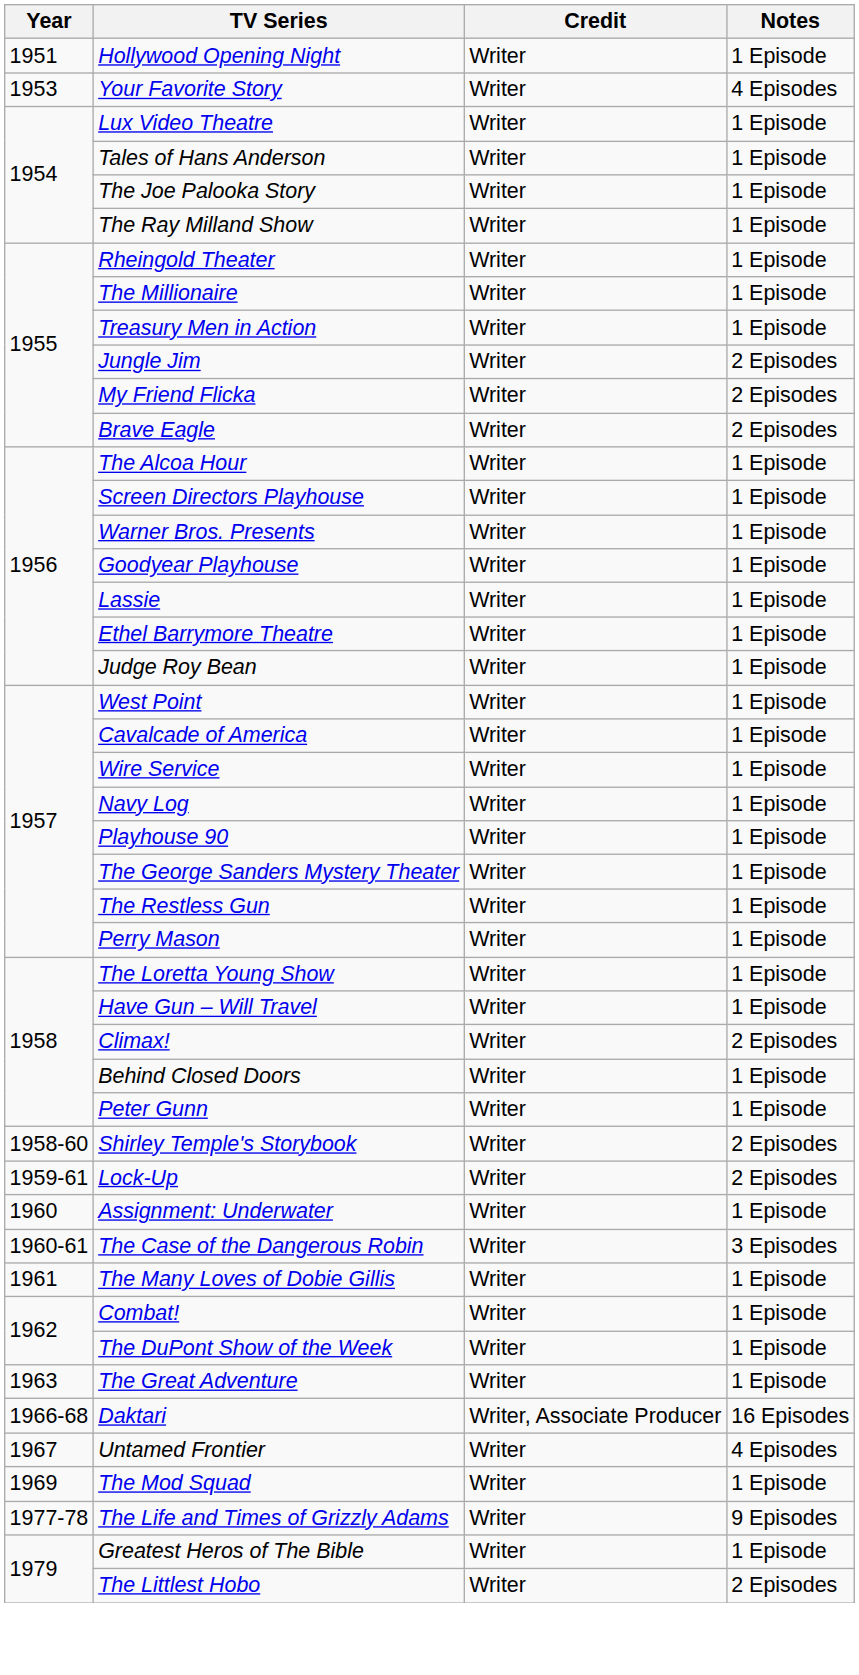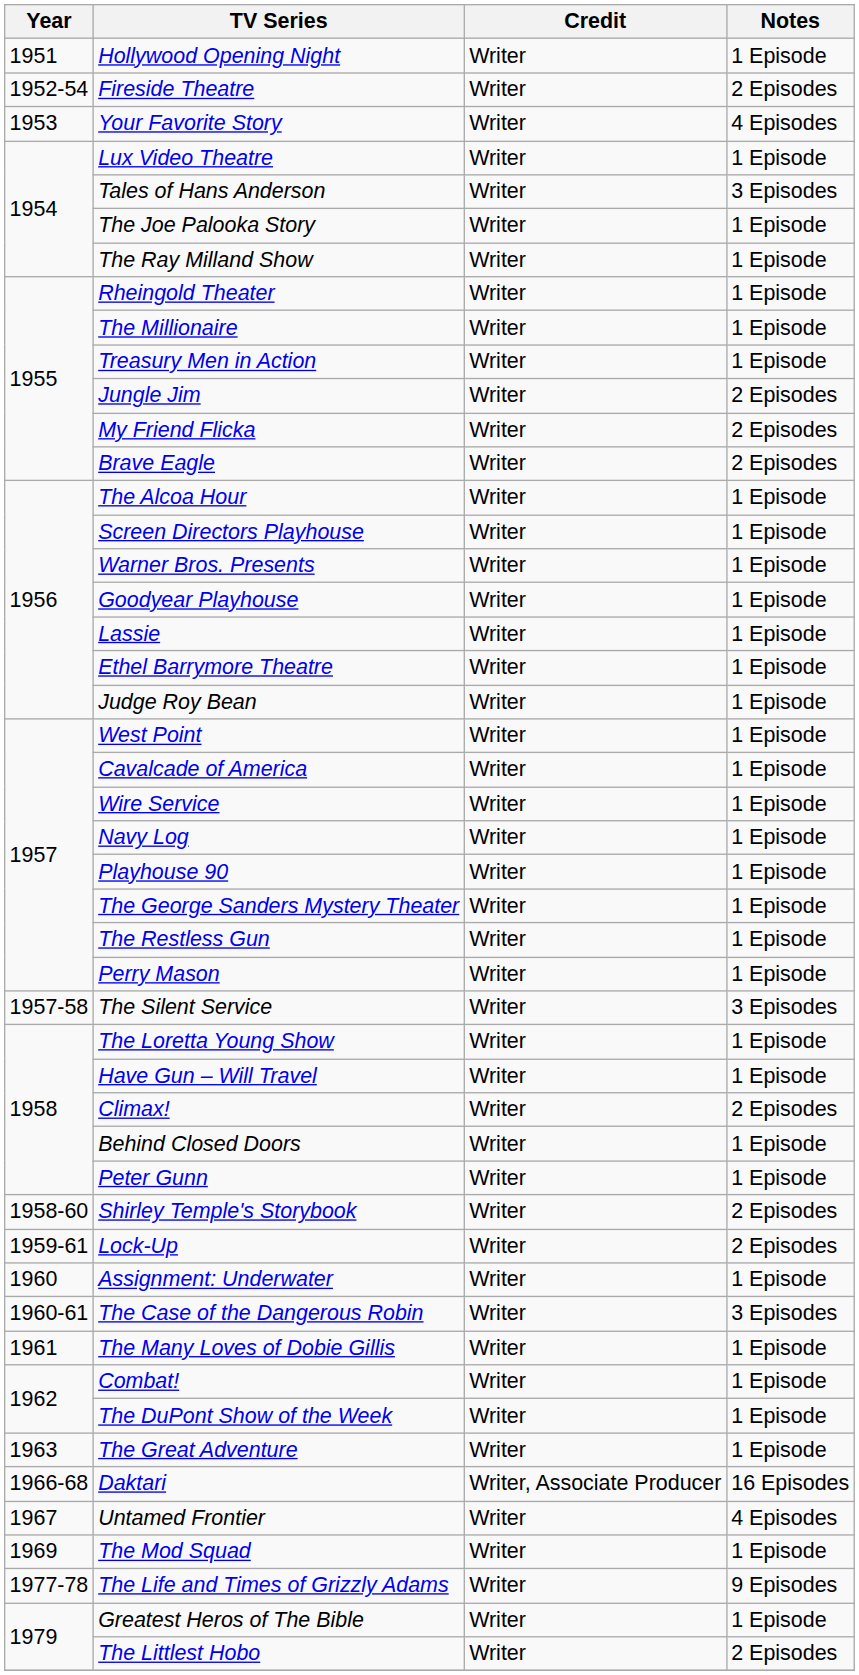+ row: (176, 89)
(779, 157) 1 Episode -> (784, 191) 3 Episodes
+ row: (185, 1007)
